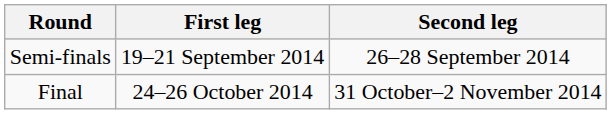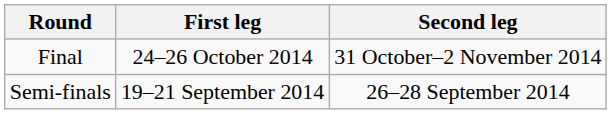rows swapped: (60, 56) <-> (60, 91)
